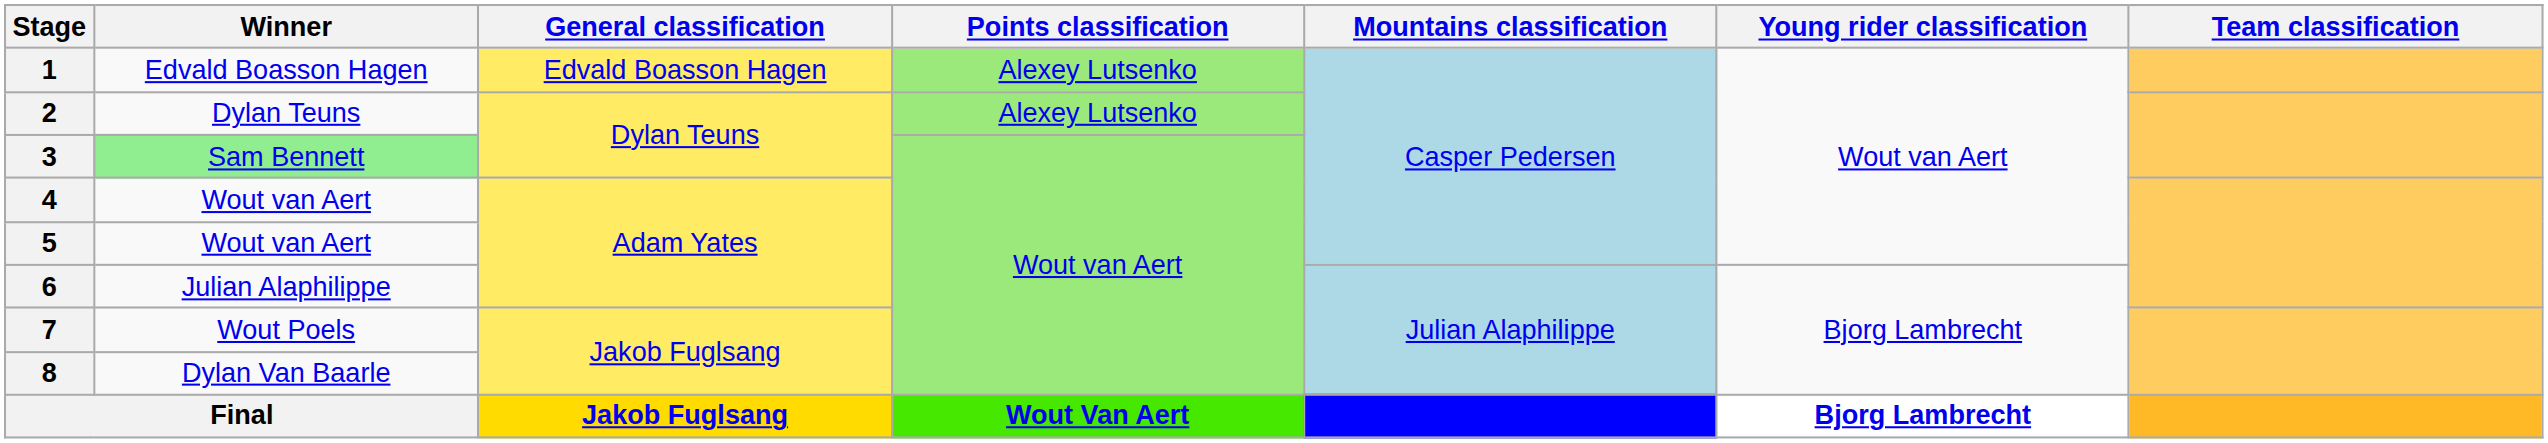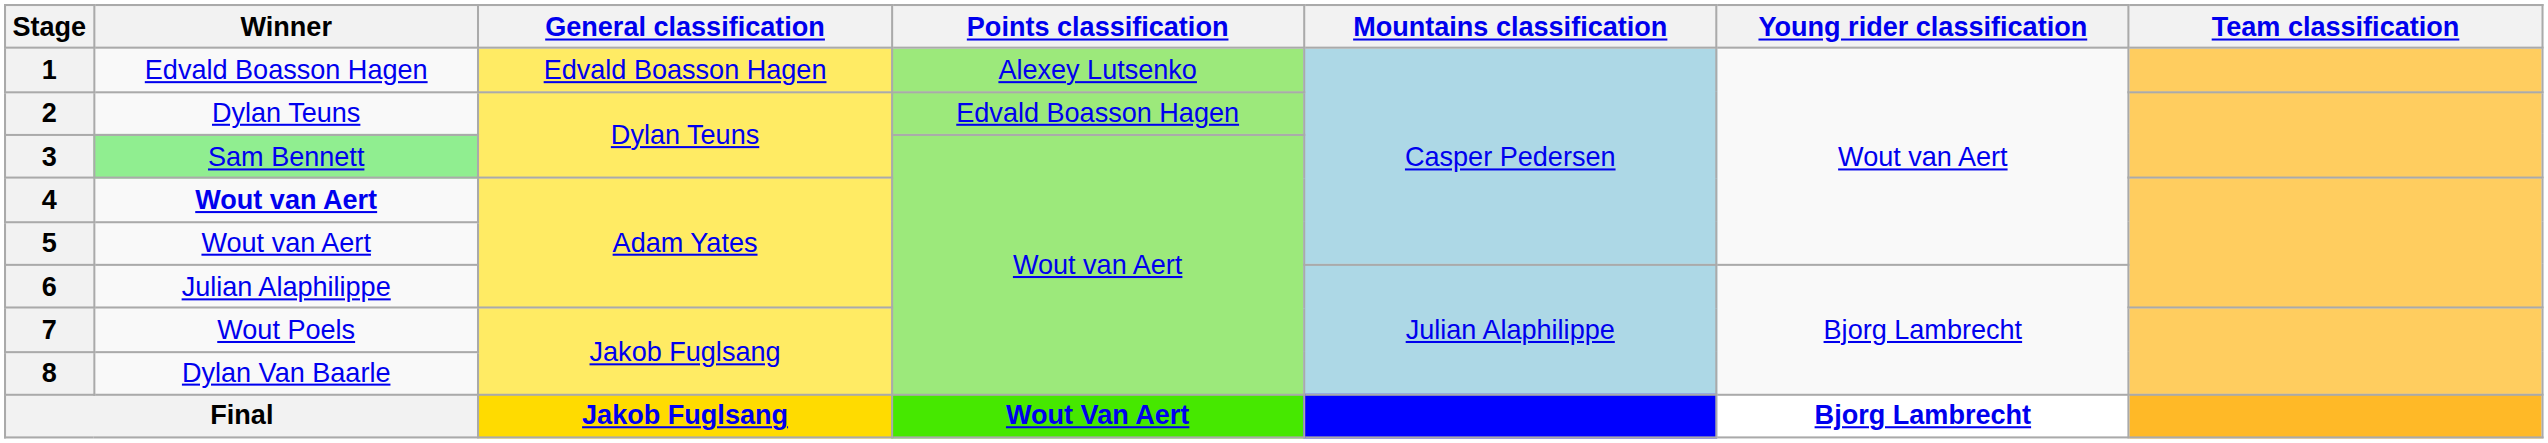(1098, 114) Alexey Lutsenko -> (1098, 114) Edvald Boasson Hagen
(286, 200) normal -> (286, 200) bold
